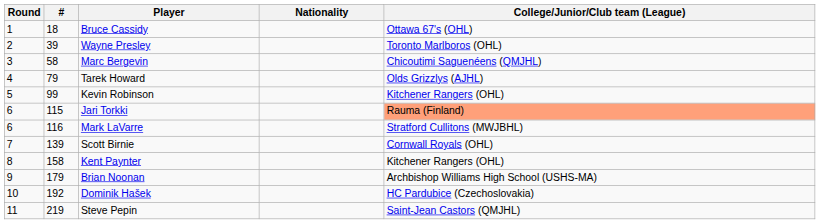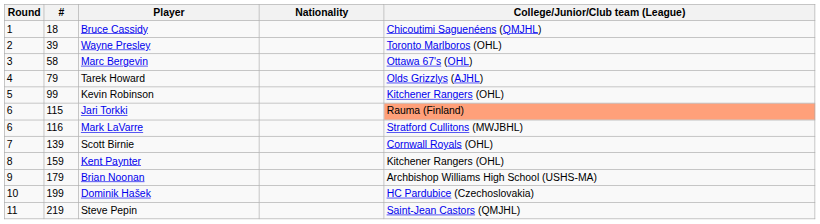(430, 29) Ottawa 67's (OHL) -> (464, 29) Chicoutimi Saguenéens (QMJHL)
(464, 62) Chicoutimi Saguenéens (QMJHL) -> (430, 62) Ottawa 67's (OHL)
(55, 161) 158 -> (55, 161) 159
(55, 194) 192 -> (55, 194) 199
